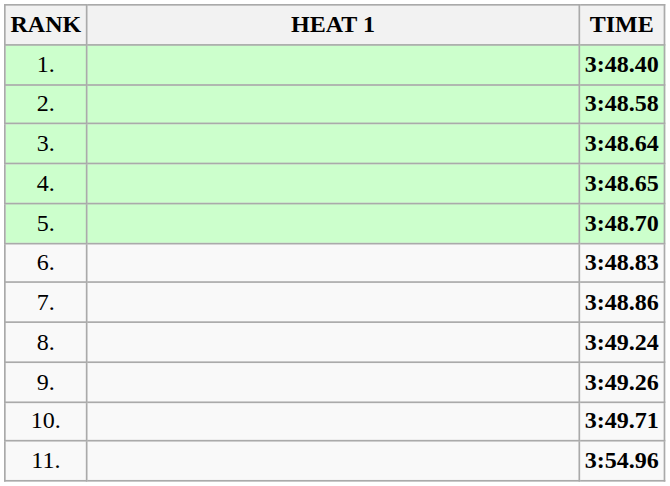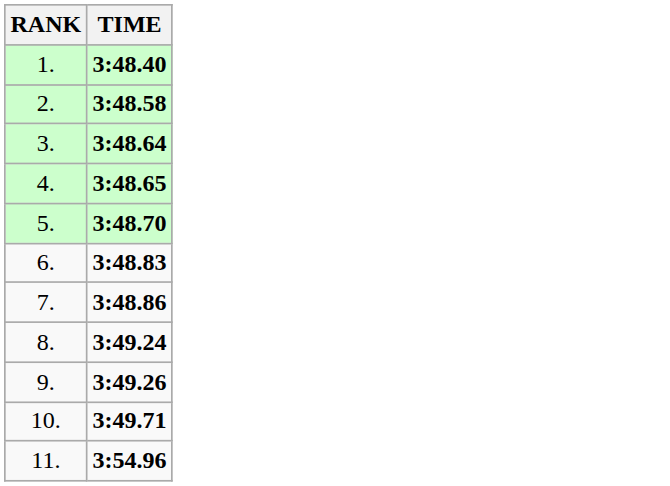- column: (333, 24)
